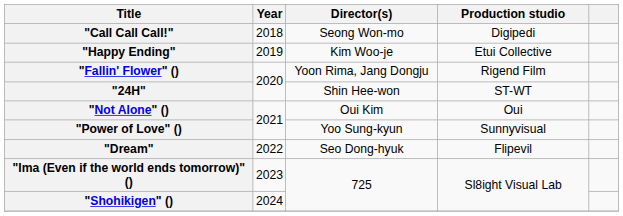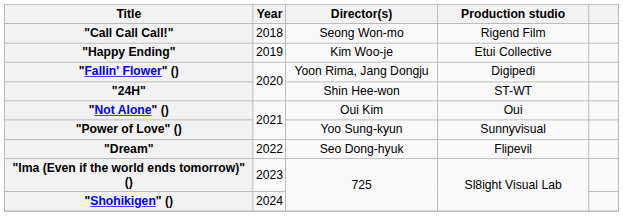(513, 33) Digipedi -> (513, 33) Rigend Film
(513, 71) Rigend Film -> (513, 71) Digipedi
